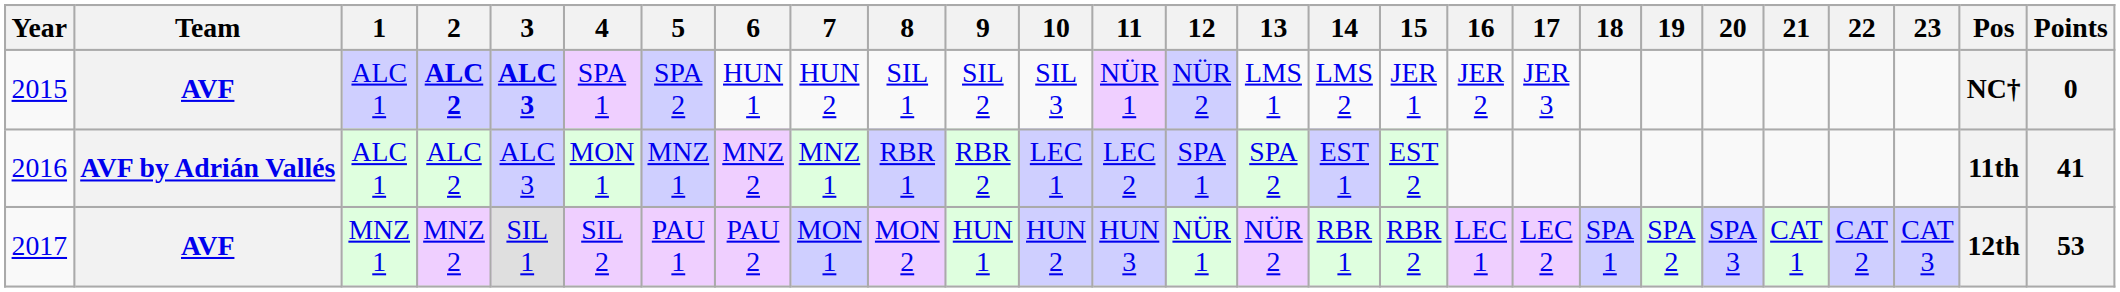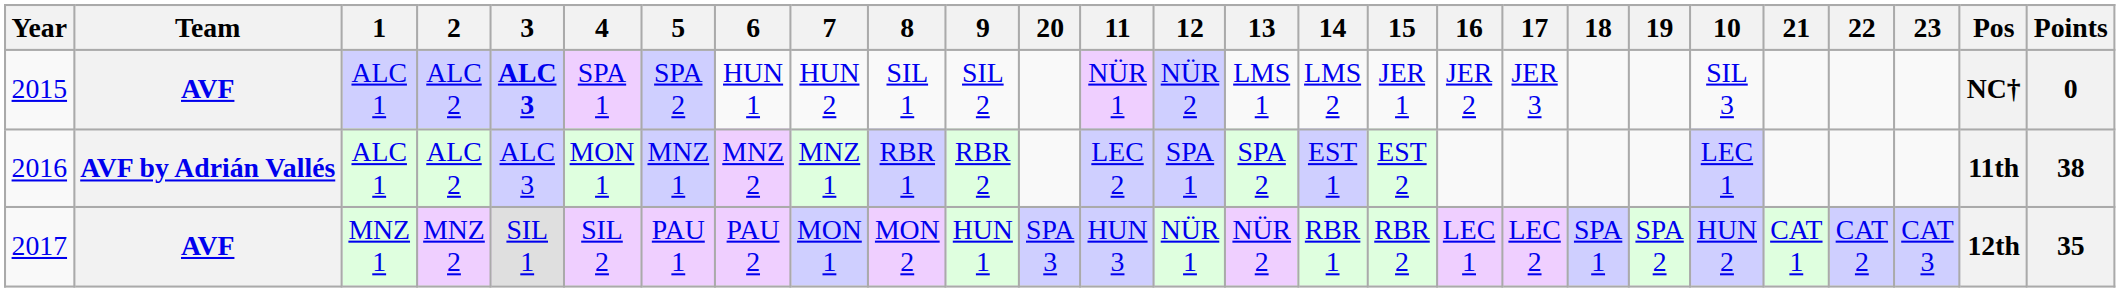columns swapped: (1056, 26) <-> (1733, 26)
(454, 89) bold -> (454, 89) normal
(2071, 167) 41 -> (2071, 167) 38
(2071, 245) 53 -> (2071, 245) 35
